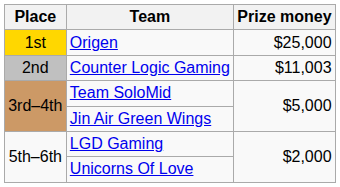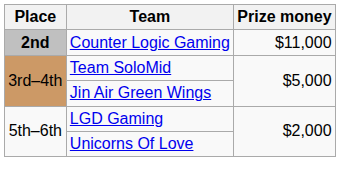- row: (94, 42)
(35, 67) normal -> (35, 42) bold
(303, 67) $11,003 -> (303, 42) $11,000
